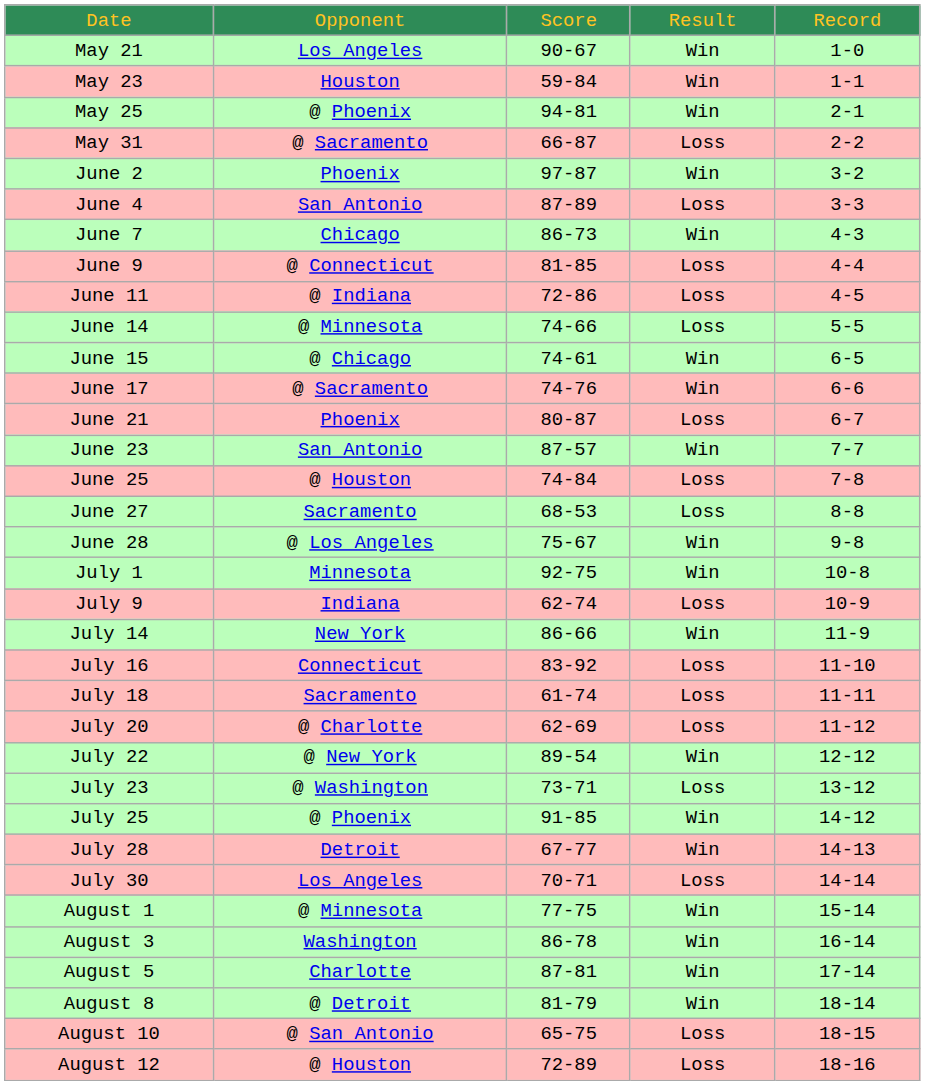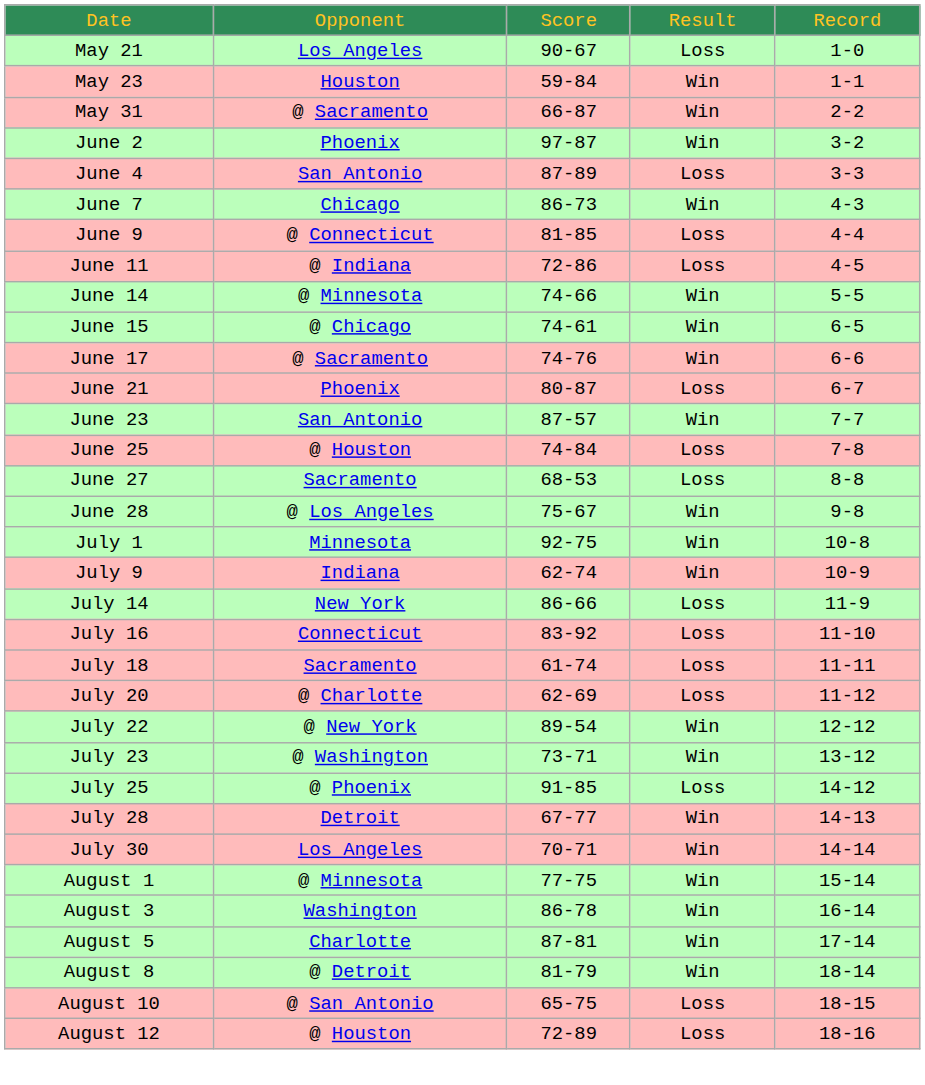(703, 51) Win -> (703, 51) Loss
- row: (109, 112)
(703, 143) Loss -> (703, 112) Win
(703, 327) Loss -> (703, 297) Win
(703, 604) Loss -> (703, 573) Win
(703, 635) Win -> (703, 604) Loss
(703, 788) Loss -> (703, 757) Win
(703, 819) Win -> (703, 788) Loss
(703, 880) Loss -> (703, 850) Win
